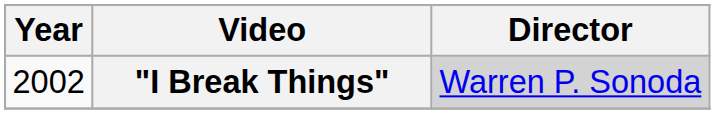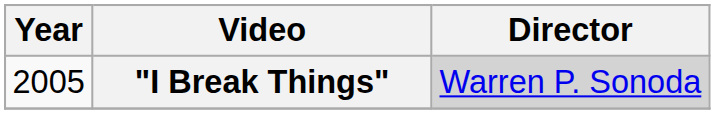(49, 81) 2002 -> (49, 81) 2005
